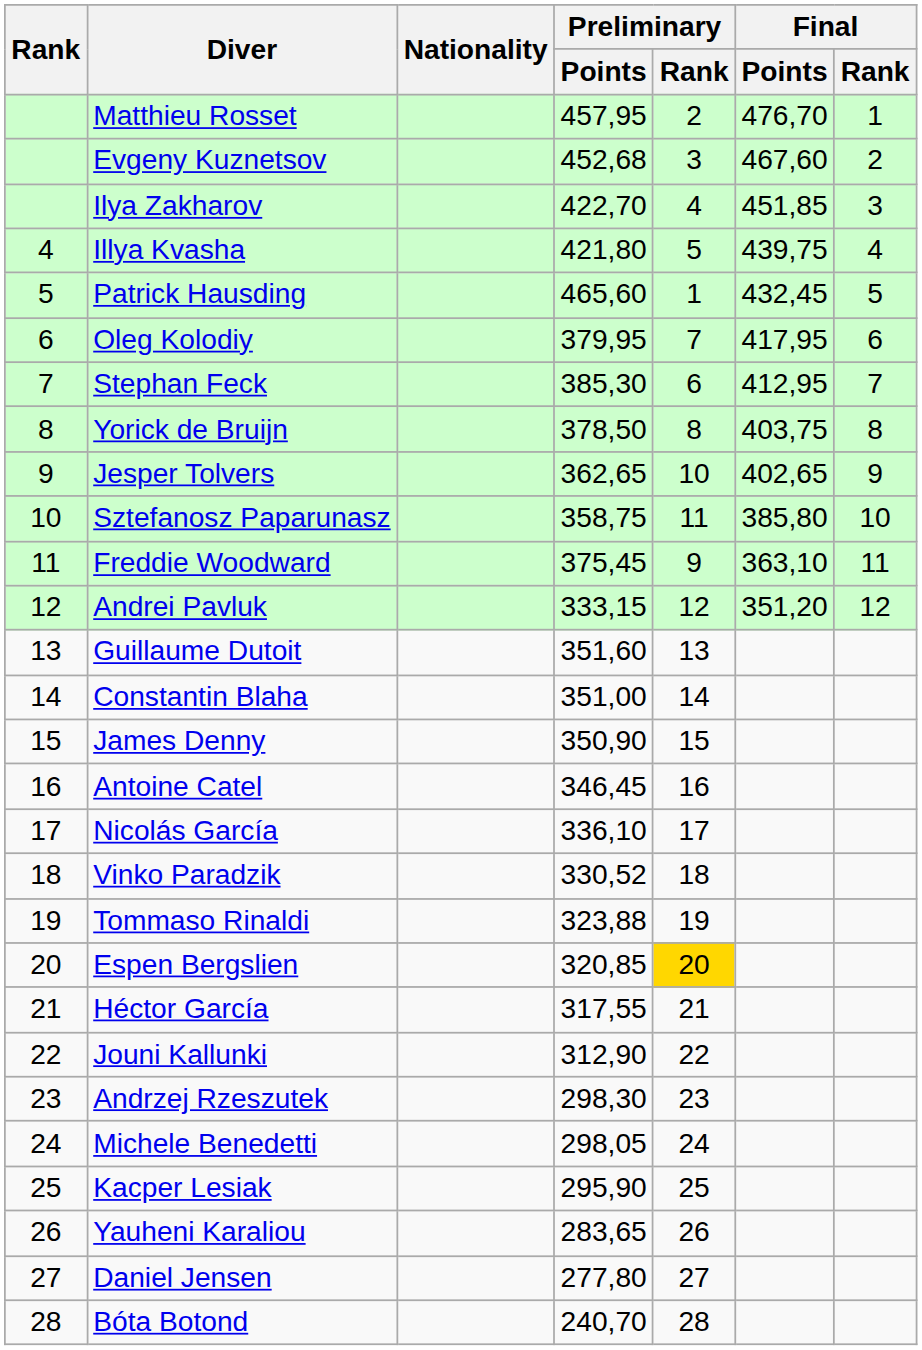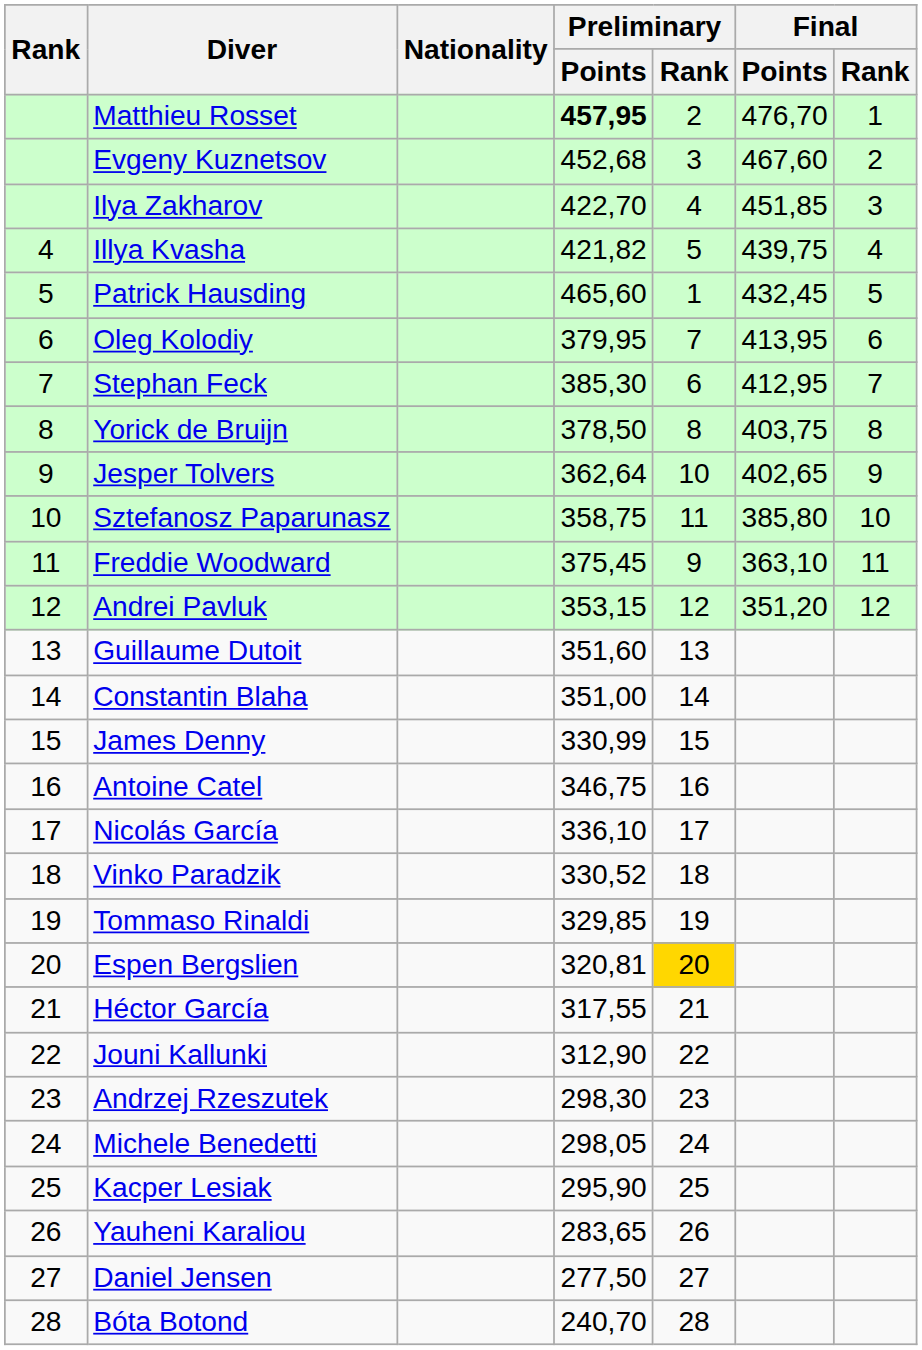(604, 116) normal -> (604, 116) bold
(604, 250) 421,80 -> (604, 250) 421,82
(785, 339) 417,95 -> (785, 339) 413,95
(604, 473) 362,65 -> (604, 473) 362,64
(604, 607) 333,15 -> (604, 607) 353,15
(604, 741) 350,90 -> (604, 741) 330,99
(604, 786) 346,45 -> (604, 786) 346,75
(604, 920) 323,88 -> (604, 920) 329,85
(604, 964) 320,85 -> (604, 964) 320,81
(604, 1277) 277,80 -> (604, 1277) 277,50
